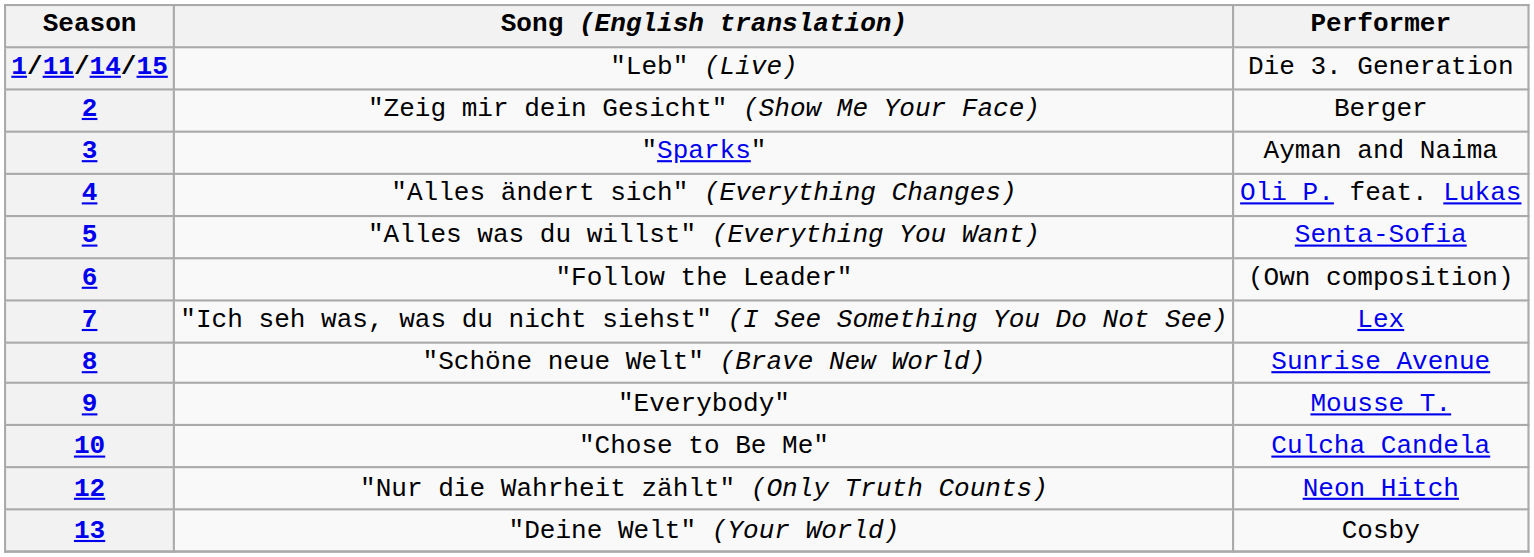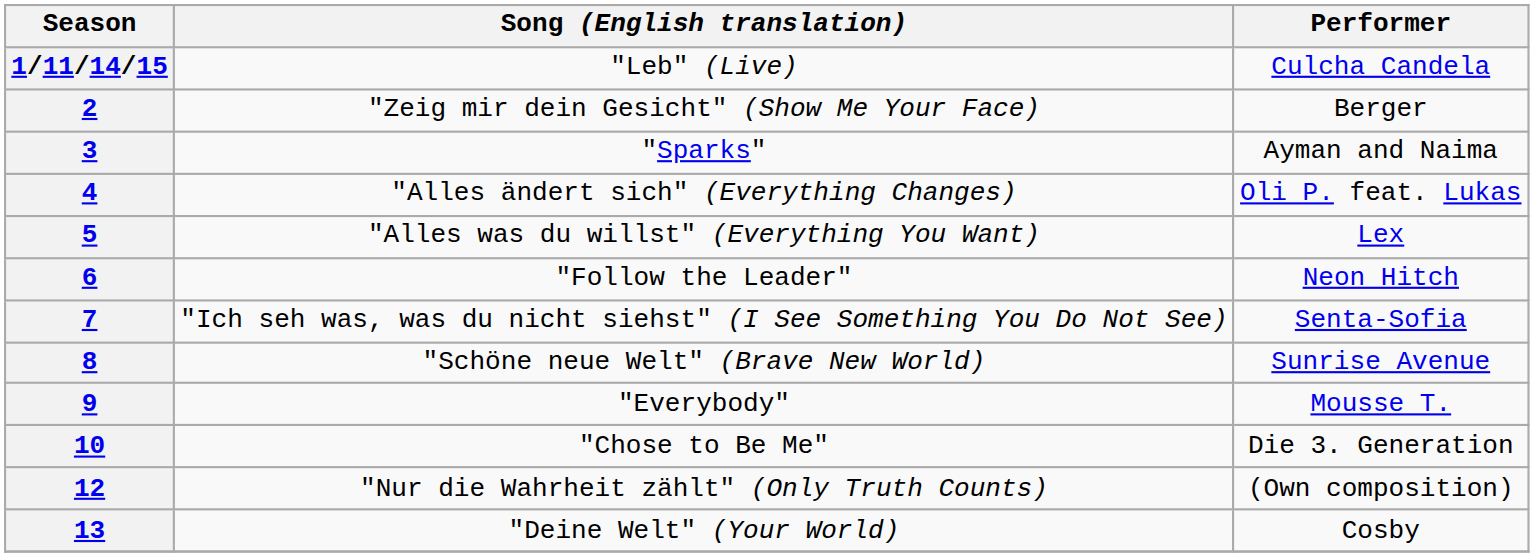(1381, 69) Die 3. Generation -> (1381, 69) Culcha Candela
(1381, 237) Senta-Sofia -> (1381, 237) Lex
(1381, 279) (Own composition) -> (1381, 279) Neon Hitch
(1381, 321) Lex -> (1381, 321) Senta-Sofia
(1381, 447) Culcha Candela -> (1381, 447) Die 3. Generation
(1381, 489) Neon Hitch -> (1381, 489) (Own composition)
